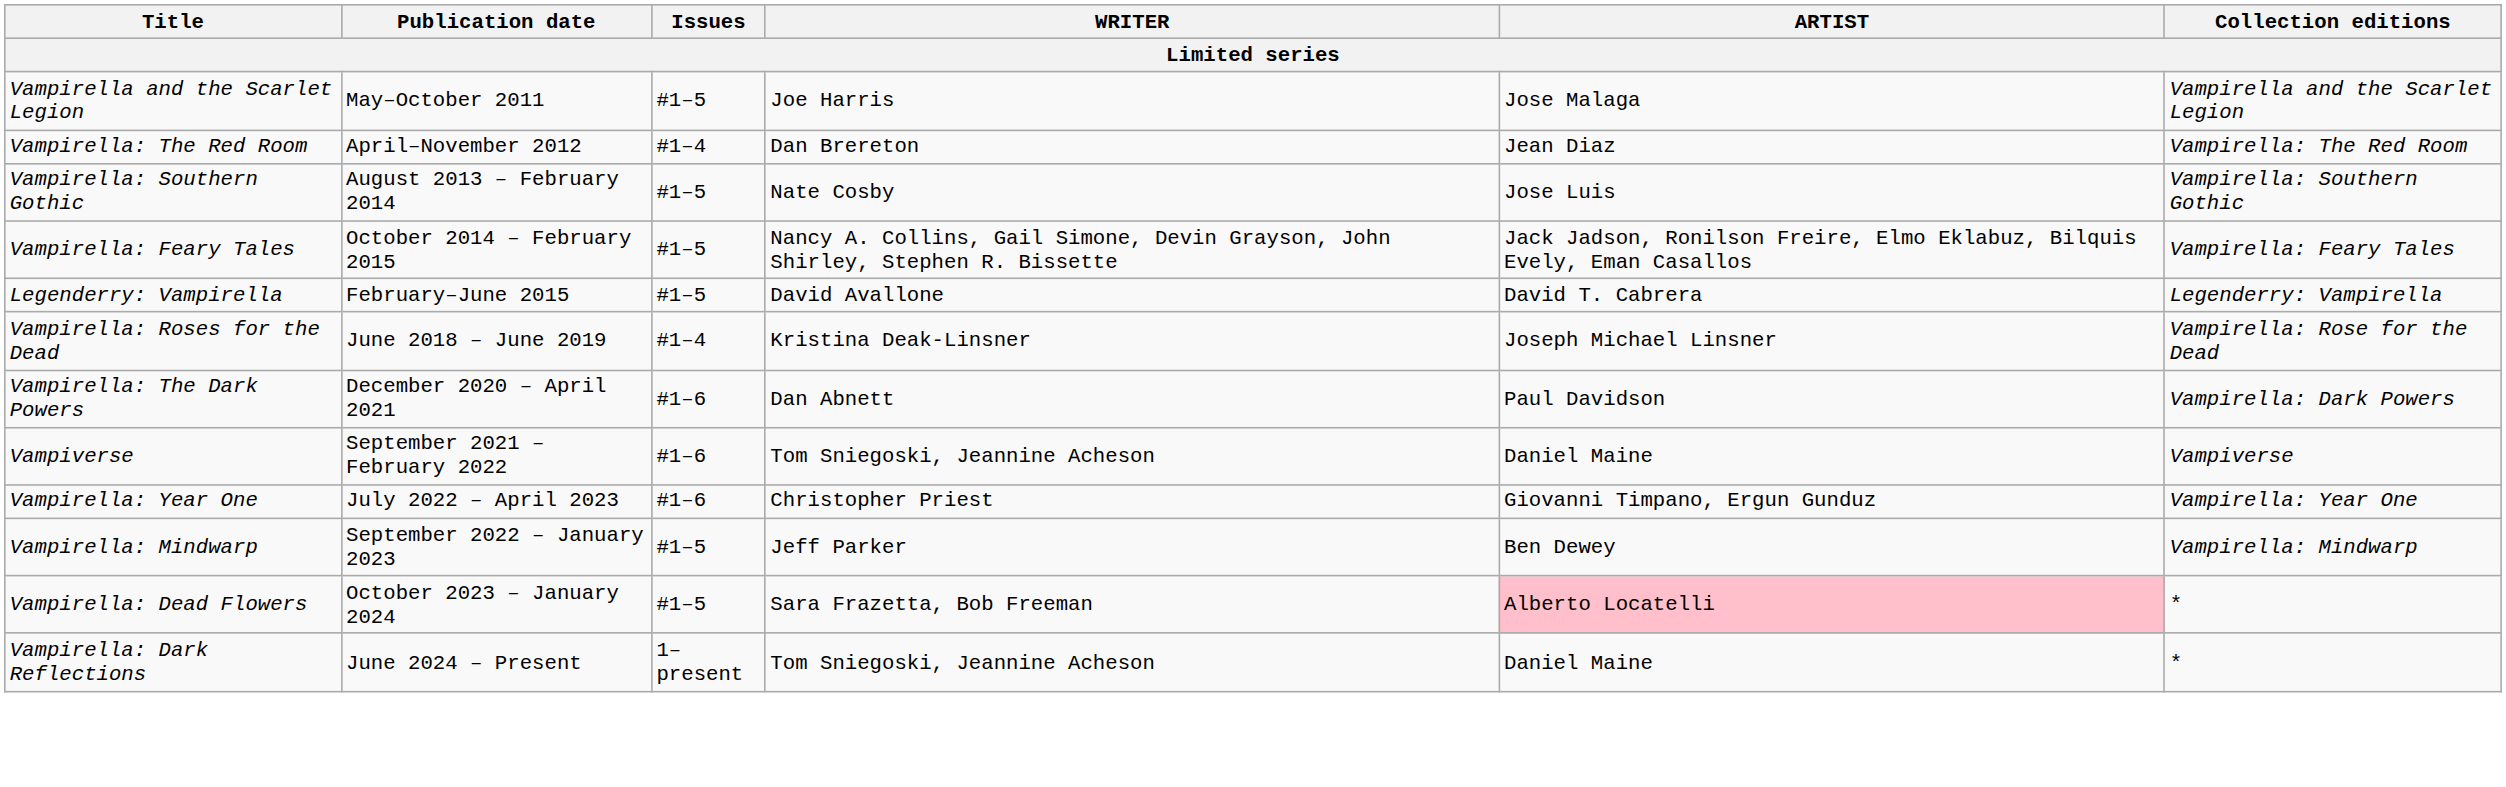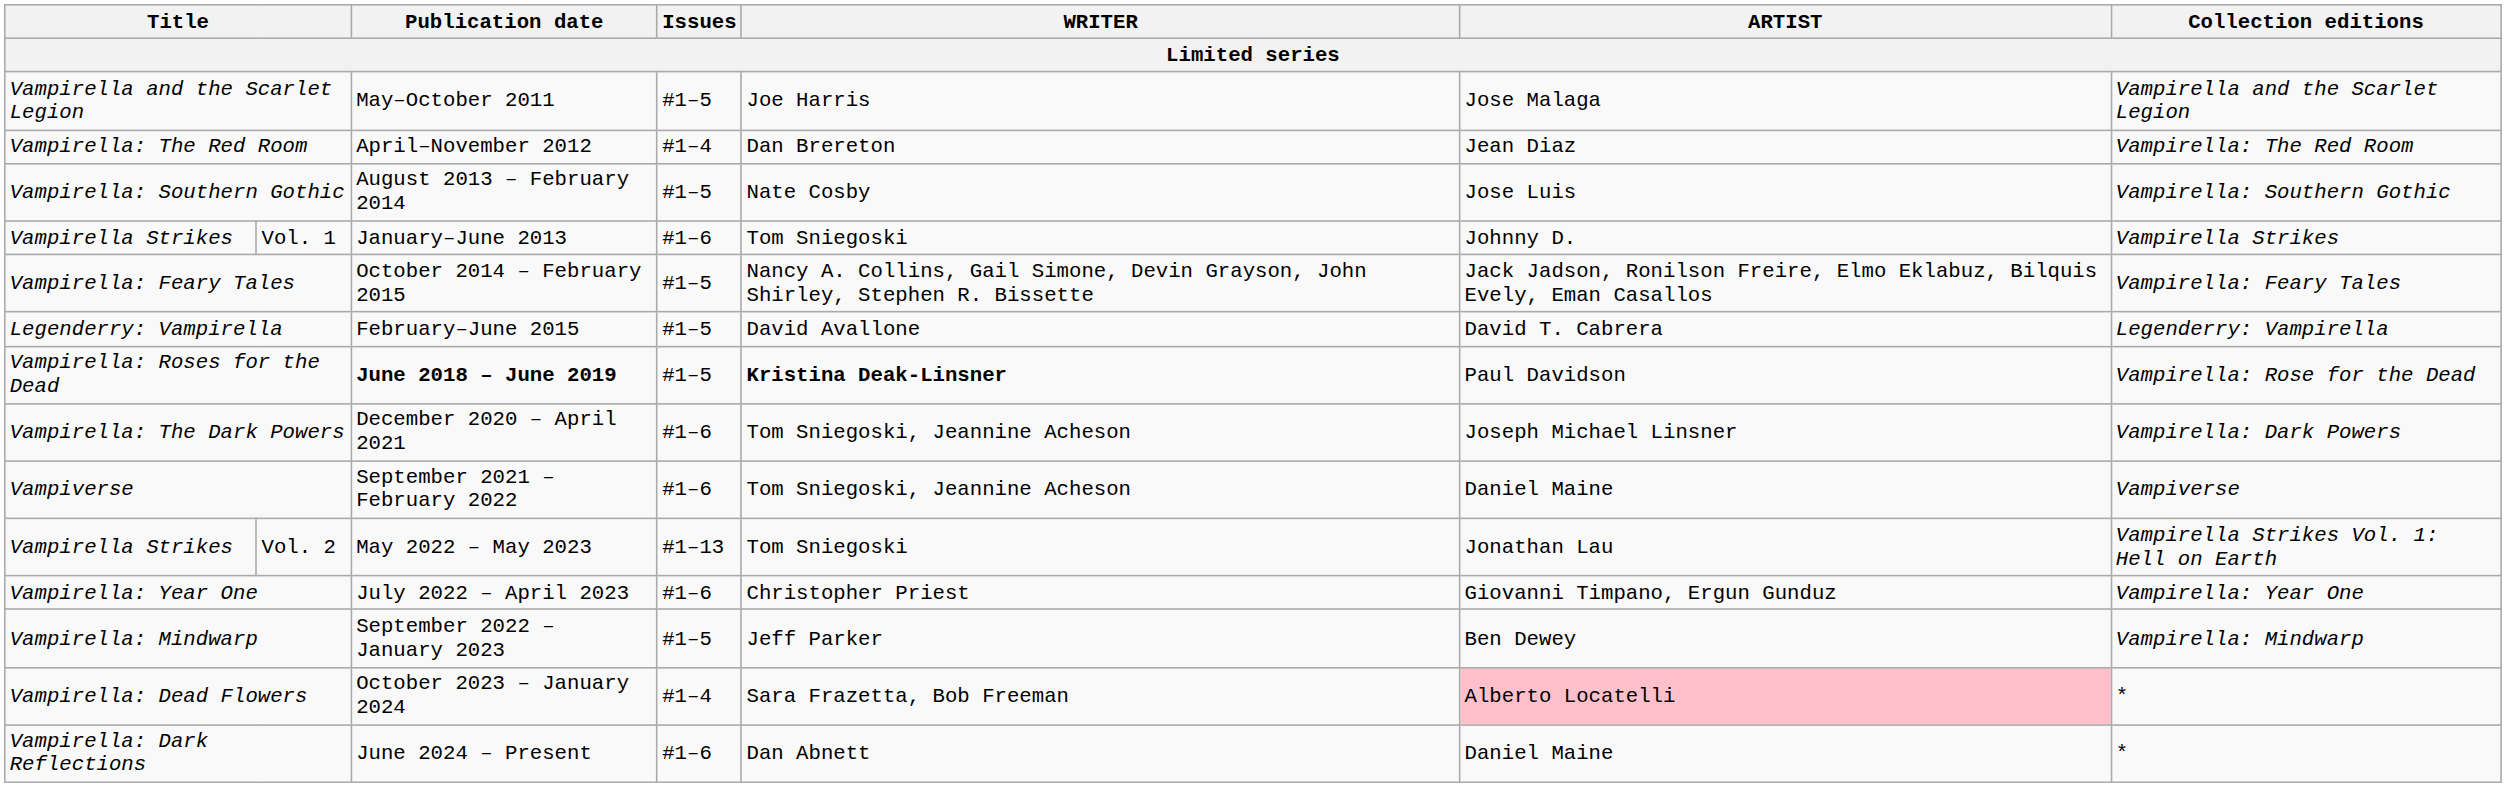+ row: (299, 238)
(476, 341) normal -> (486, 375) bold
(681, 341) #1–4 -> (687, 375) #1–5
(901, 341) normal -> (877, 375) bold
(1640, 341) Joseph Michael Linsner -> (1545, 375) Paul Davidson
(832, 398) Dan Abnett -> (939, 432) Tom Sniegoski, Jeannine Acheson
(1585, 398) Paul Davidson -> (1601, 432) Joseph Michael Linsner
+ row: (299, 547)
(681, 605) #1–5 -> (687, 696) #1–4
(700, 662) 1–present -> (687, 754) #1–6
(963, 662) Tom Sniegoski, Jeannine Acheson -> (809, 754) Dan Abnett
